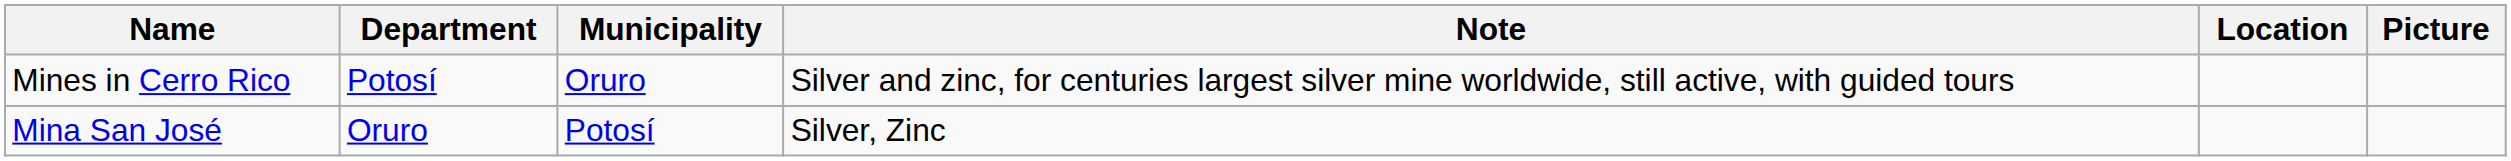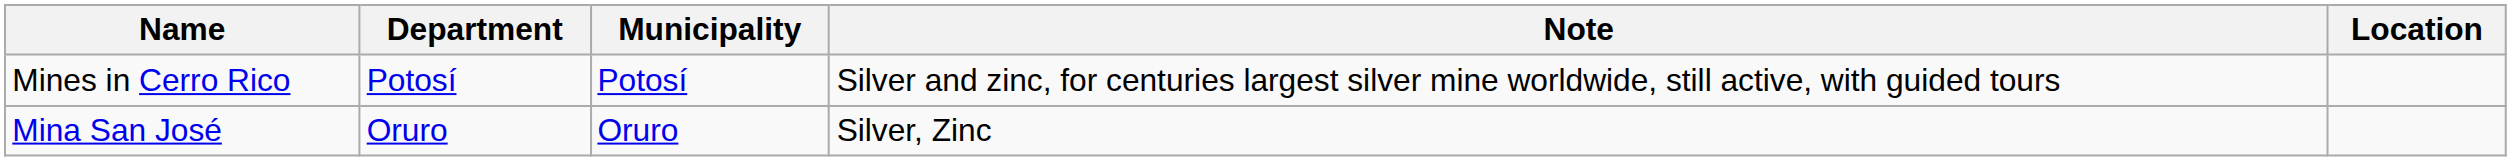- column: (2436, 29)
(605, 79) Oruro -> (642, 79) Potosí
(610, 130) Potosí -> (638, 130) Oruro
